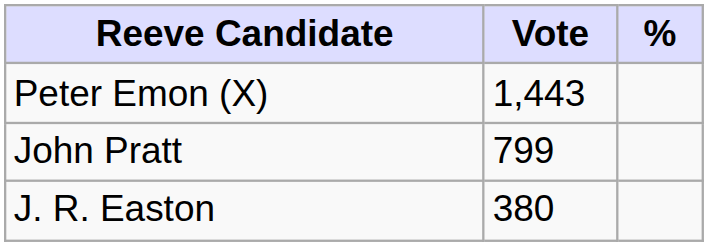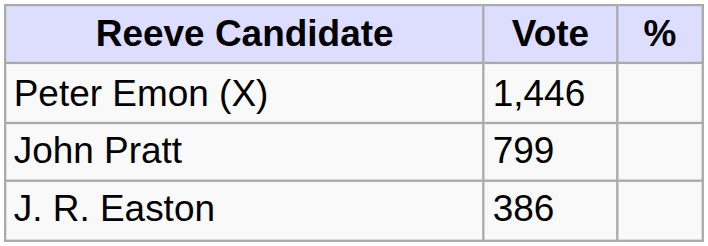(539, 92) 1,443 -> (539, 92) 1,446
(524, 209) 380 -> (524, 209) 386
